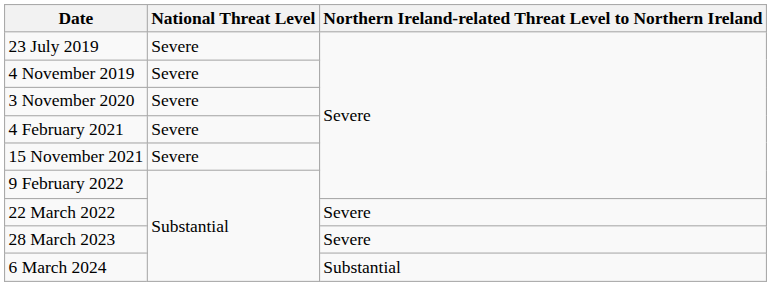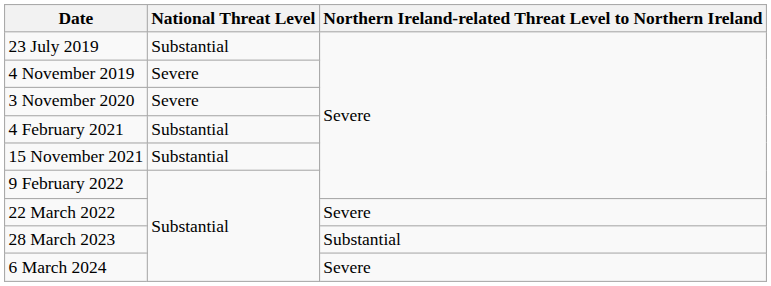(175, 45) Severe -> (190, 45) Substantial
(175, 128) Severe -> (190, 128) Substantial
(175, 156) Severe -> (190, 156) Substantial
(347, 239) Severe -> (362, 239) Substantial
(362, 267) Substantial -> (347, 267) Severe
